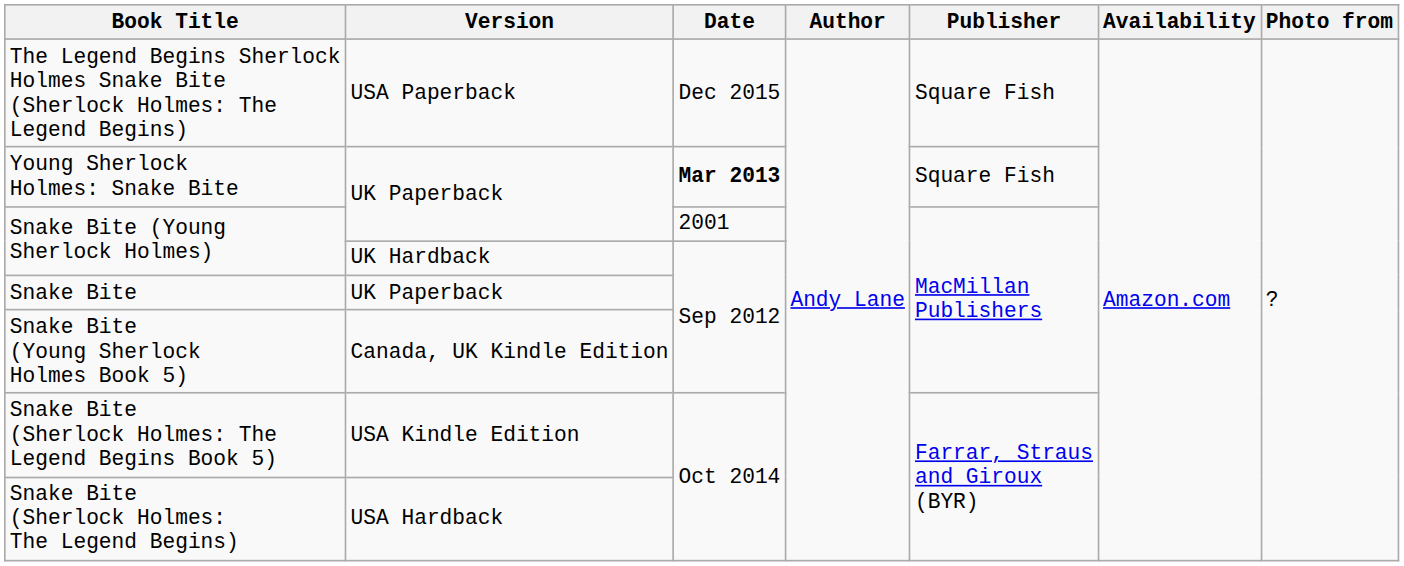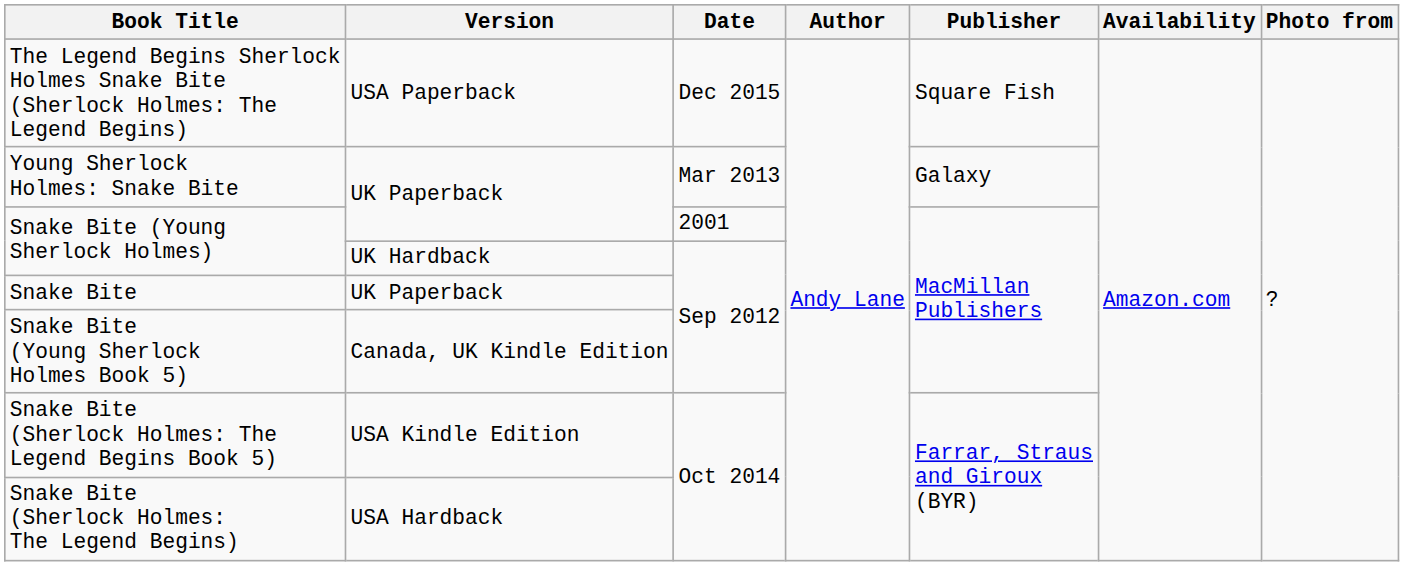(729, 177) bold -> (729, 177) normal
(985, 177) Square Fish -> (953, 177) Galaxy
